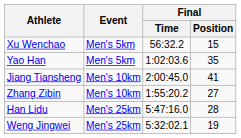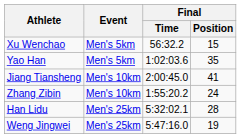(213, 94) 27 -> (213, 94) 24
(167, 110) 5:47:16.0 -> (167, 110) 5:32:02.1
(167, 126) 5:32:02.1 -> (167, 126) 5:47:16.0
